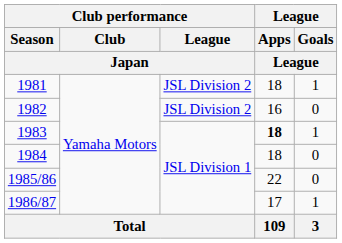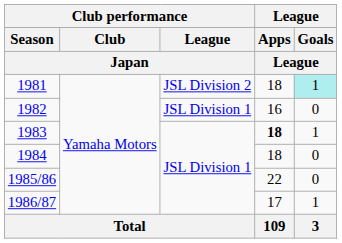(316, 86) no background -> (316, 86) paleturquoise background
(207, 109) JSL Division 2 -> (207, 109) JSL Division 1
